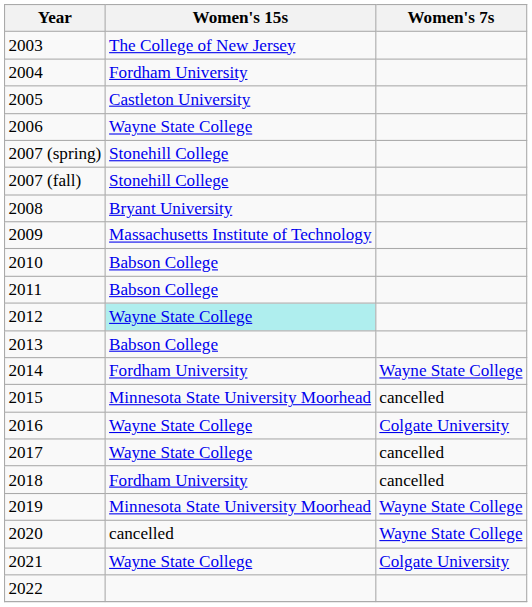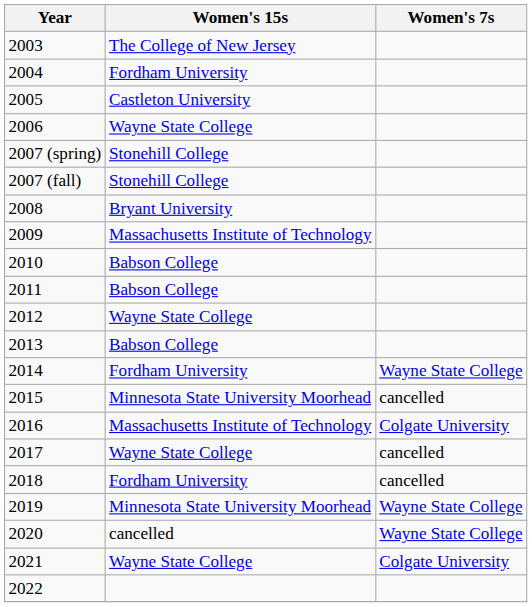(181, 316) paleturquoise background -> (181, 316) no background
(181, 425) Wayne State College -> (240, 425) Massachusetts Institute of Technology
